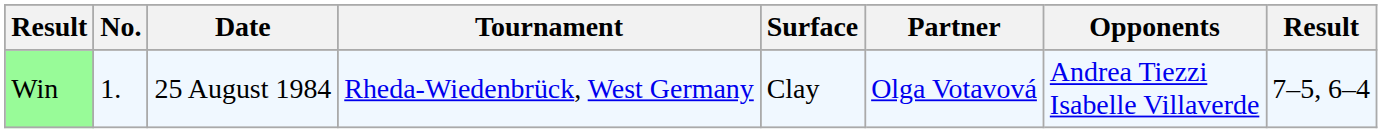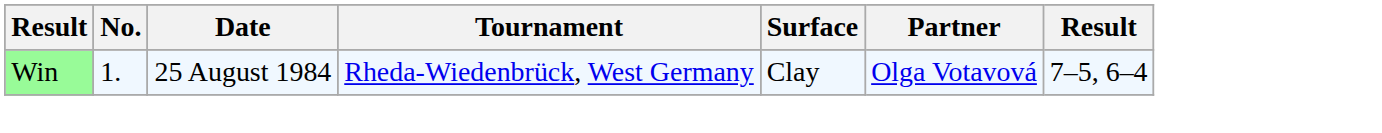- column: (1155, 26)
